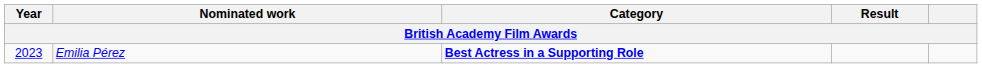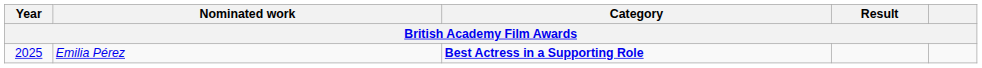(29, 53) 2023 -> (29, 53) 2025
